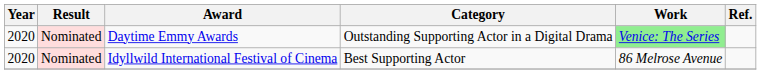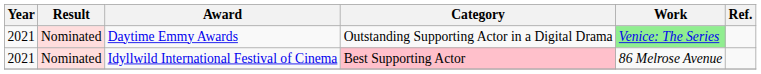(21, 36) 2020 -> (21, 36) 2021
(21, 58) 2020 -> (21, 58) 2021
(404, 58) no background -> (404, 58) pink background
